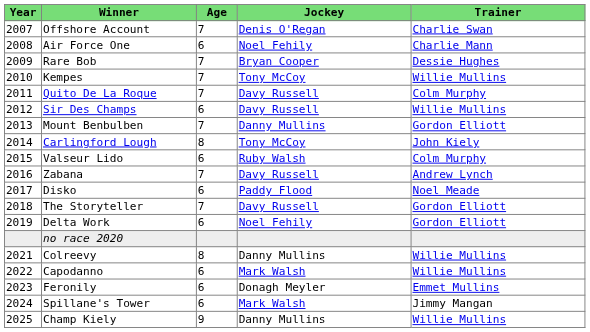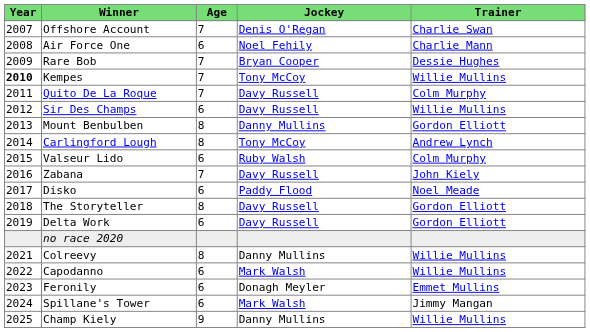(19, 77) normal -> (19, 77) bold
(201, 126) 7 -> (201, 126) 8
(446, 142) John Kiely -> (453, 142) Andrew Lynch
(453, 174) Andrew Lynch -> (446, 174) John Kiely
(201, 206) 7 -> (201, 206) 8
(275, 222) Noel Fehily -> (279, 222) Davy Russell
